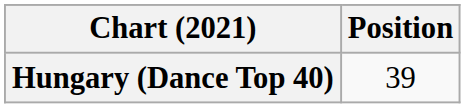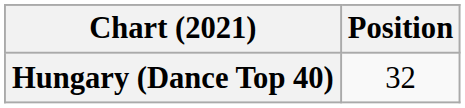(401, 77) 39 -> (401, 77) 32
